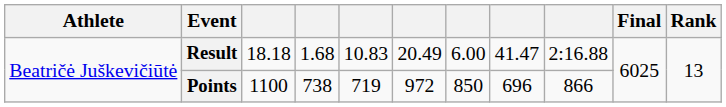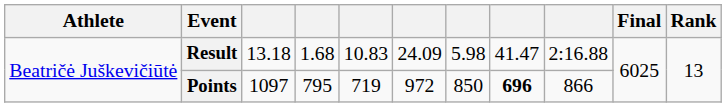(269, 53) 18.18 -> (269, 53) 13.18
(420, 53) 20.49 -> (420, 53) 24.09
(468, 53) 6.00 -> (468, 53) 5.98
(269, 86) 1100 -> (269, 86) 1097
(317, 86) 738 -> (317, 86) 795
(517, 86) normal -> (517, 86) bold
